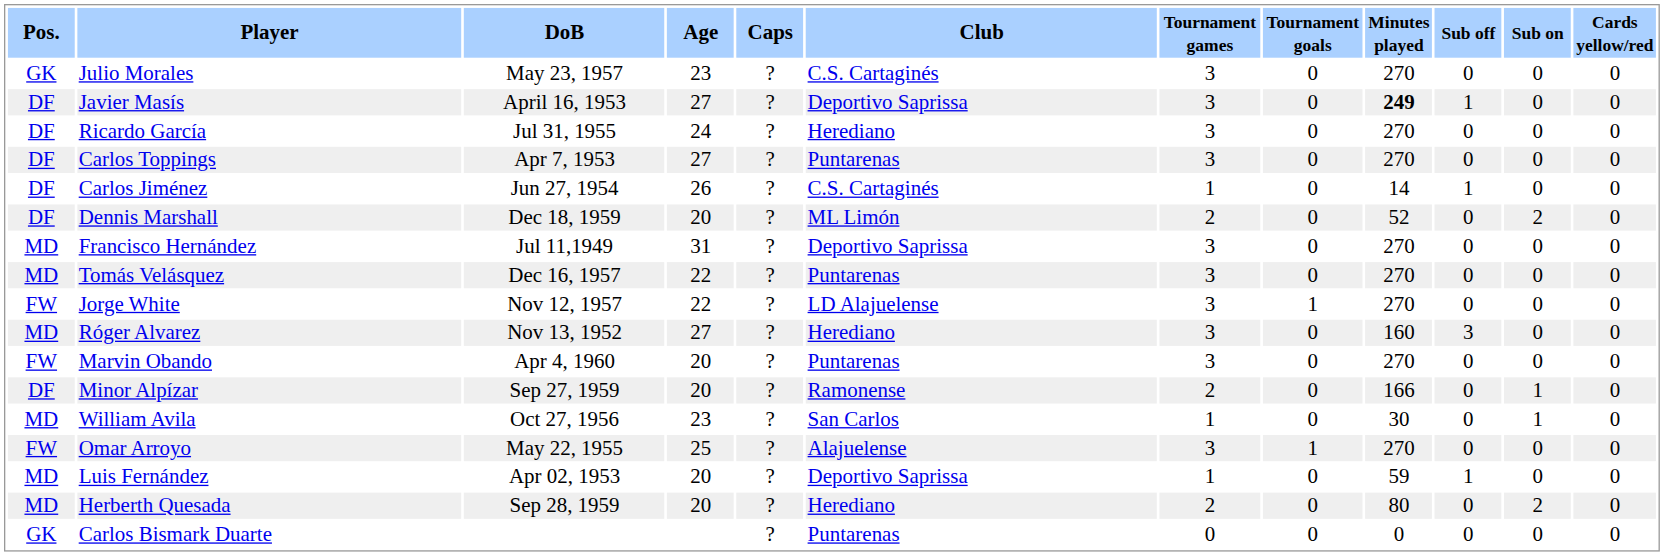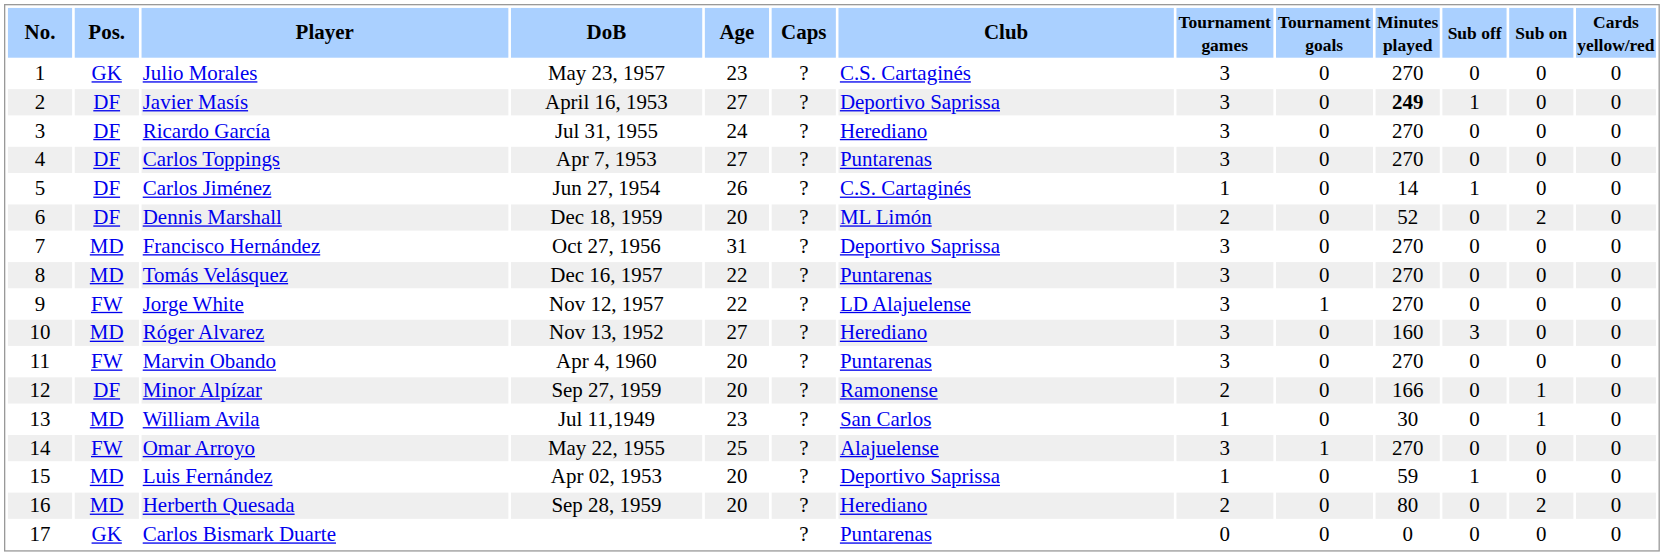+ column: (40, 32)
(565, 246) Jul 11,1949 -> (606, 246) Oct 27, 1956
(565, 419) Oct 27, 1956 -> (606, 419) Jul 11,1949
